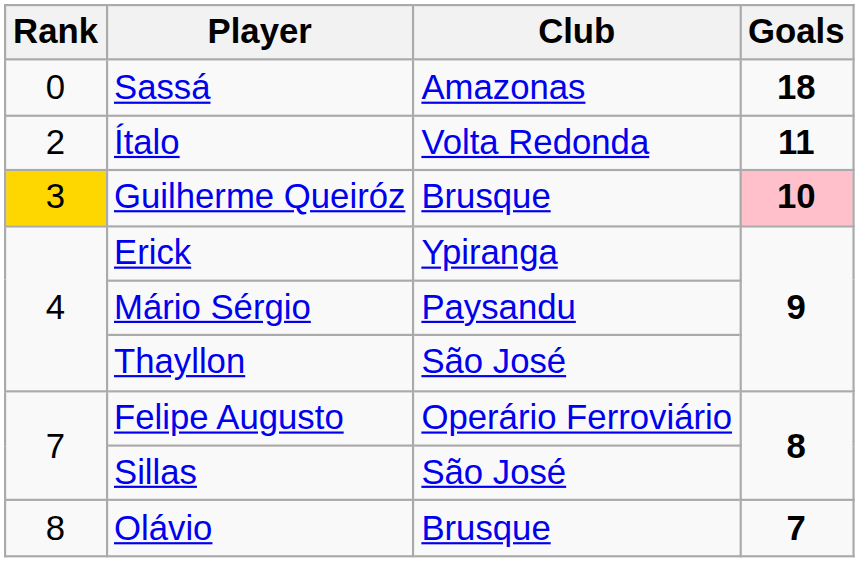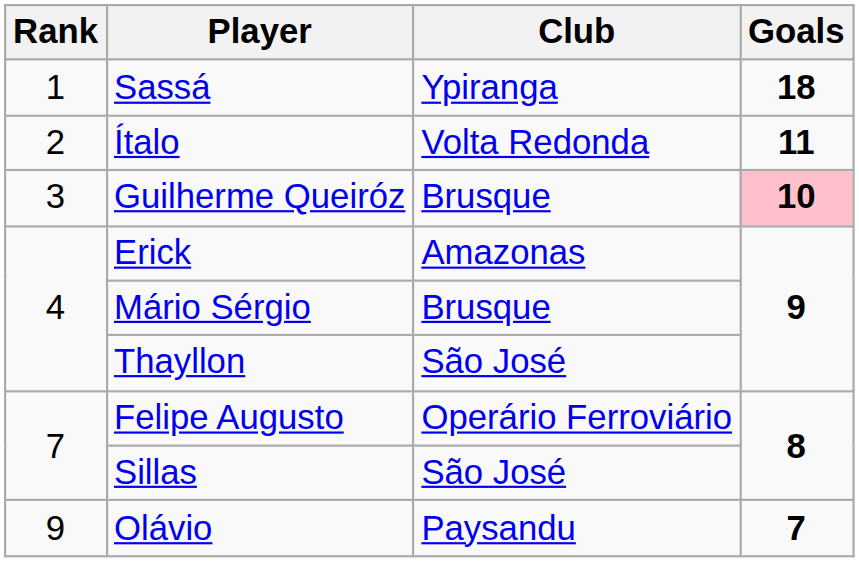(56, 87) 0 -> (56, 87) 1
(503, 87) Amazonas -> (490, 87) Ypiranga
(56, 197) gold background -> (56, 197) no background
(490, 252) Ypiranga -> (503, 252) Amazonas
(499, 307) Paysandu -> (486, 307) Brusque
(56, 527) 8 -> (56, 527) 9
(486, 527) Brusque -> (499, 527) Paysandu
